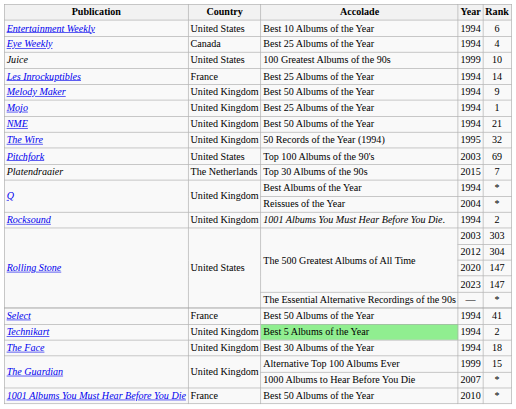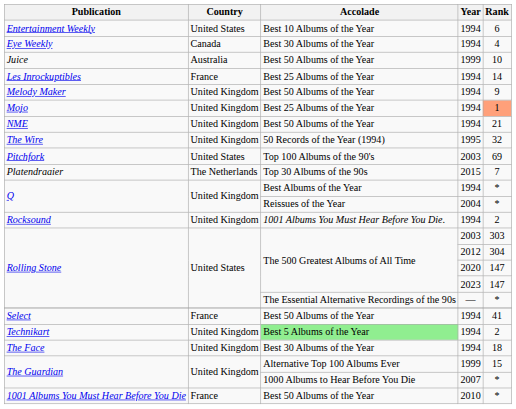(319, 44) Best 25 Albums of the Year -> (319, 44) Best 30 Albums of the Year
(218, 60) United States -> (209, 60) Australia
(327, 60) 100 Greatest Albums of the 90s -> (319, 60) Best 50 Albums of the Year
(497, 108) no background -> (497, 108) lightsalmon background
